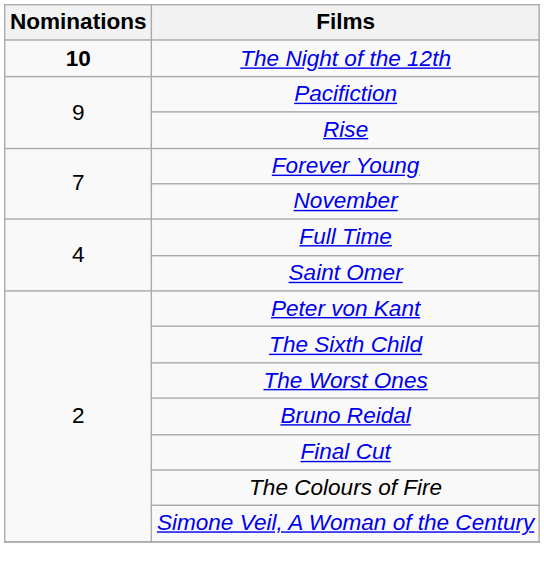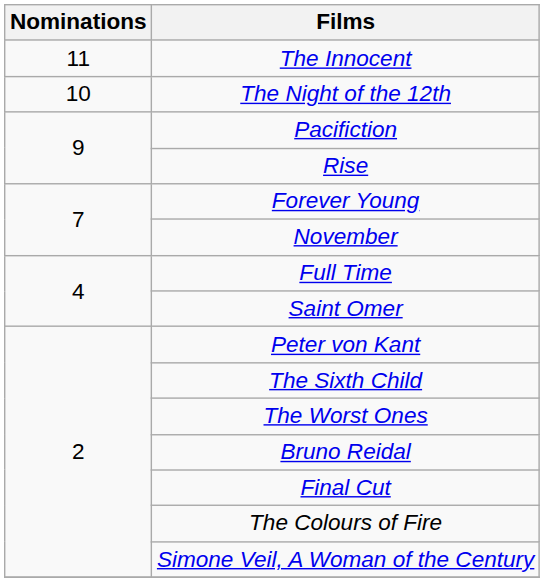+ row: (346, 58)
(78, 58) bold -> (78, 93) normal
